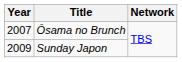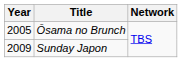(19, 30) 2007 -> (19, 30) 2005
